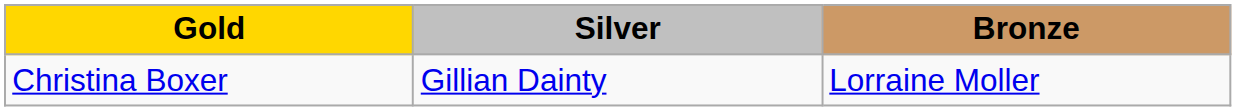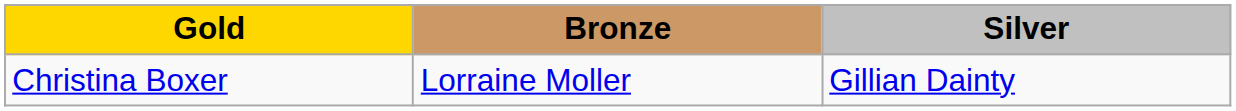columns swapped: (618, 29) <-> (1026, 29)
